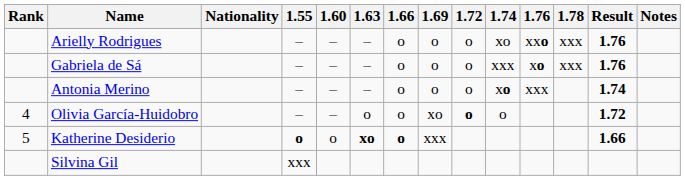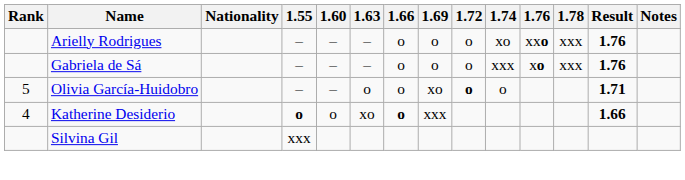- row: (100, 89)
(26, 114) 4 -> (26, 89) 5
(612, 114) 1.72 -> (612, 89) 1.71
(26, 138) 5 -> (26, 114) 4
(367, 138) bold -> (367, 114) normal
